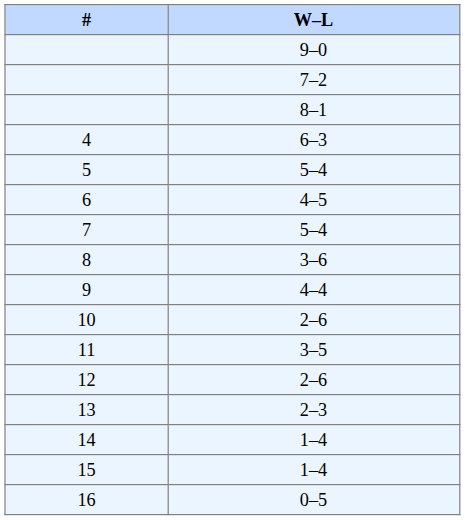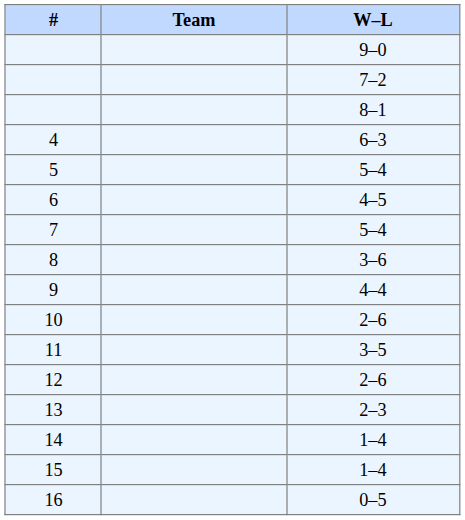+ column: (194, 19)
